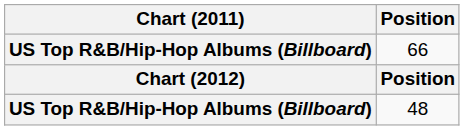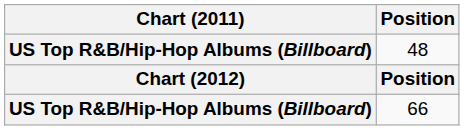rows swapped: (418, 109) <-> (418, 49)
